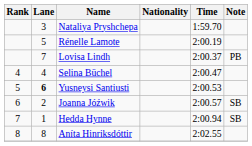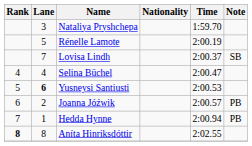(236, 57) PB -> (236, 57) SB
(236, 103) SB -> (236, 103) PB
(236, 118) SB -> (236, 118) PB
(18, 133) normal -> (18, 133) bold
